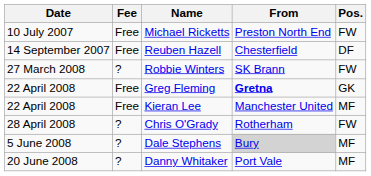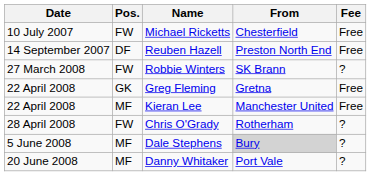columns swapped: (351, 13) <-> (127, 13)
(283, 32) Preston North End -> (267, 32) Chesterfield
(266, 50) Chesterfield -> (284, 50) Preston North End
(254, 87) bold -> (253, 87) normal
